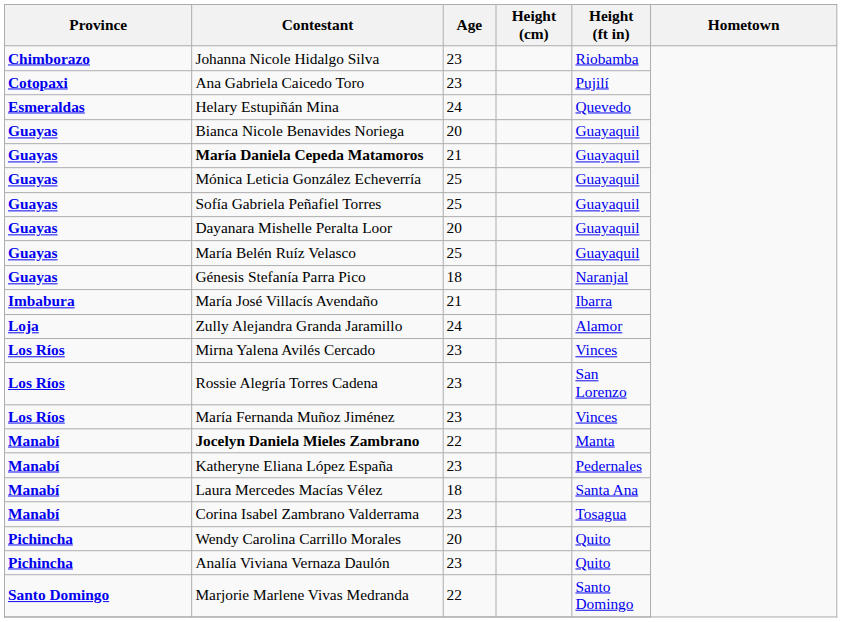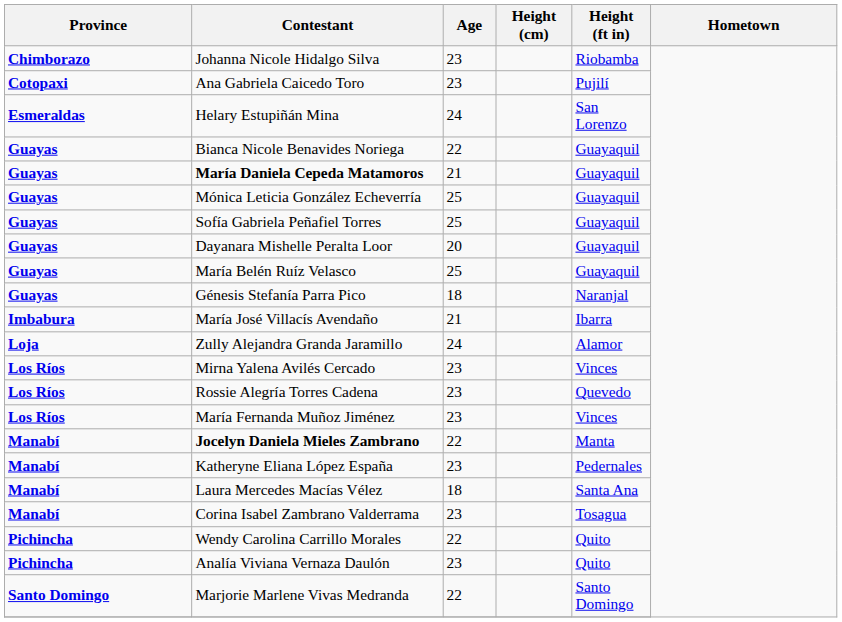(603, 107) Quevedo -> (601, 115) San Lorenzo
(454, 131) 20 -> (454, 148) 22
(601, 383) San Lorenzo -> (603, 392) Quevedo
(454, 538) 20 -> (454, 538) 22
